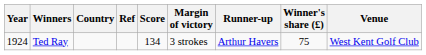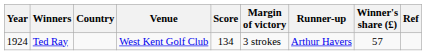columns swapped: (374, 18) <-> (127, 18)
(304, 41) 75 -> (377, 41) 57
